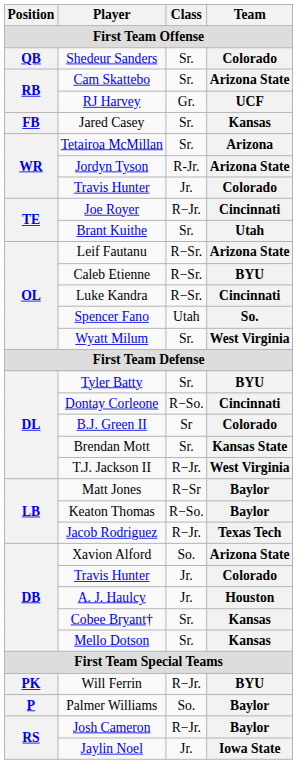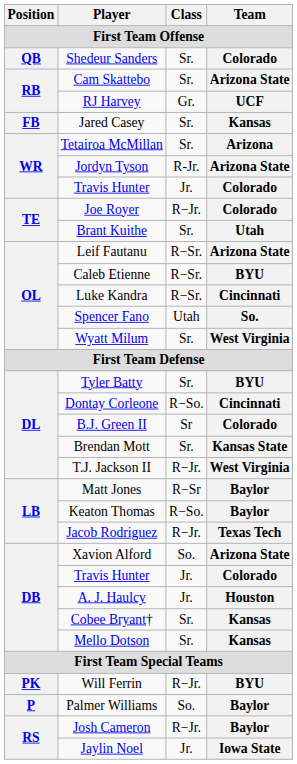(250, 209) Cincinnati -> (250, 209) Colorado
